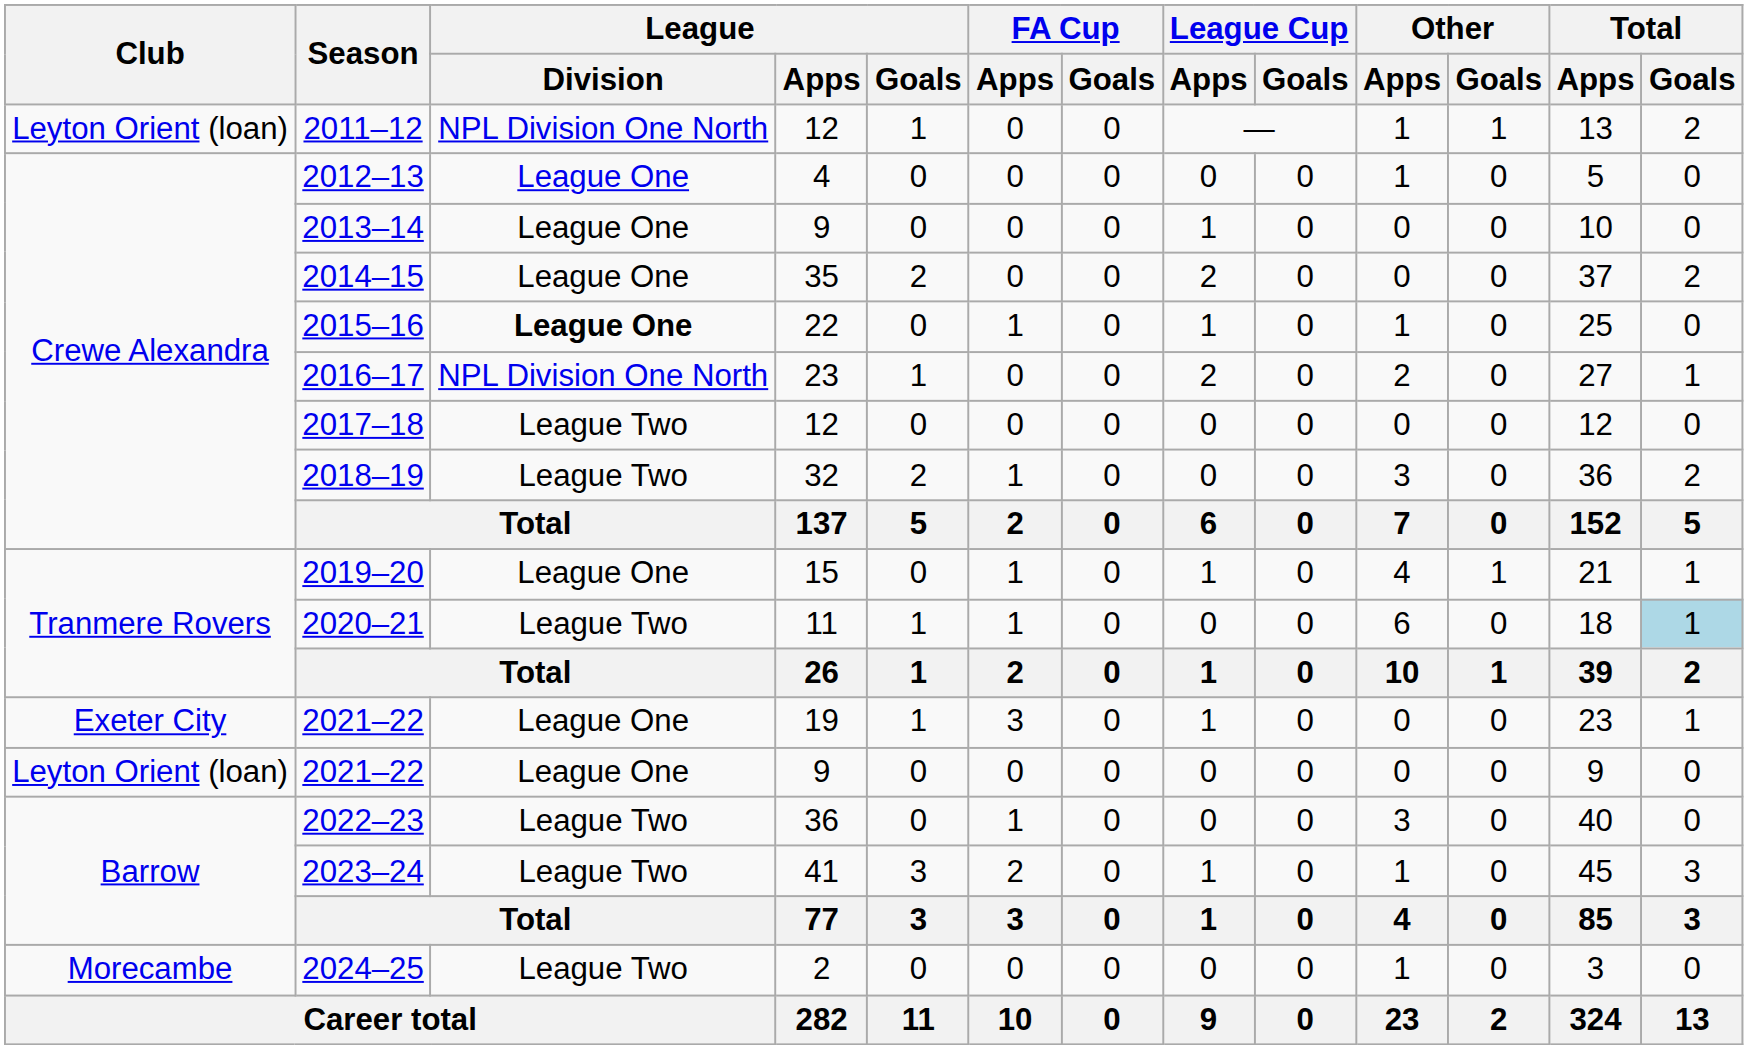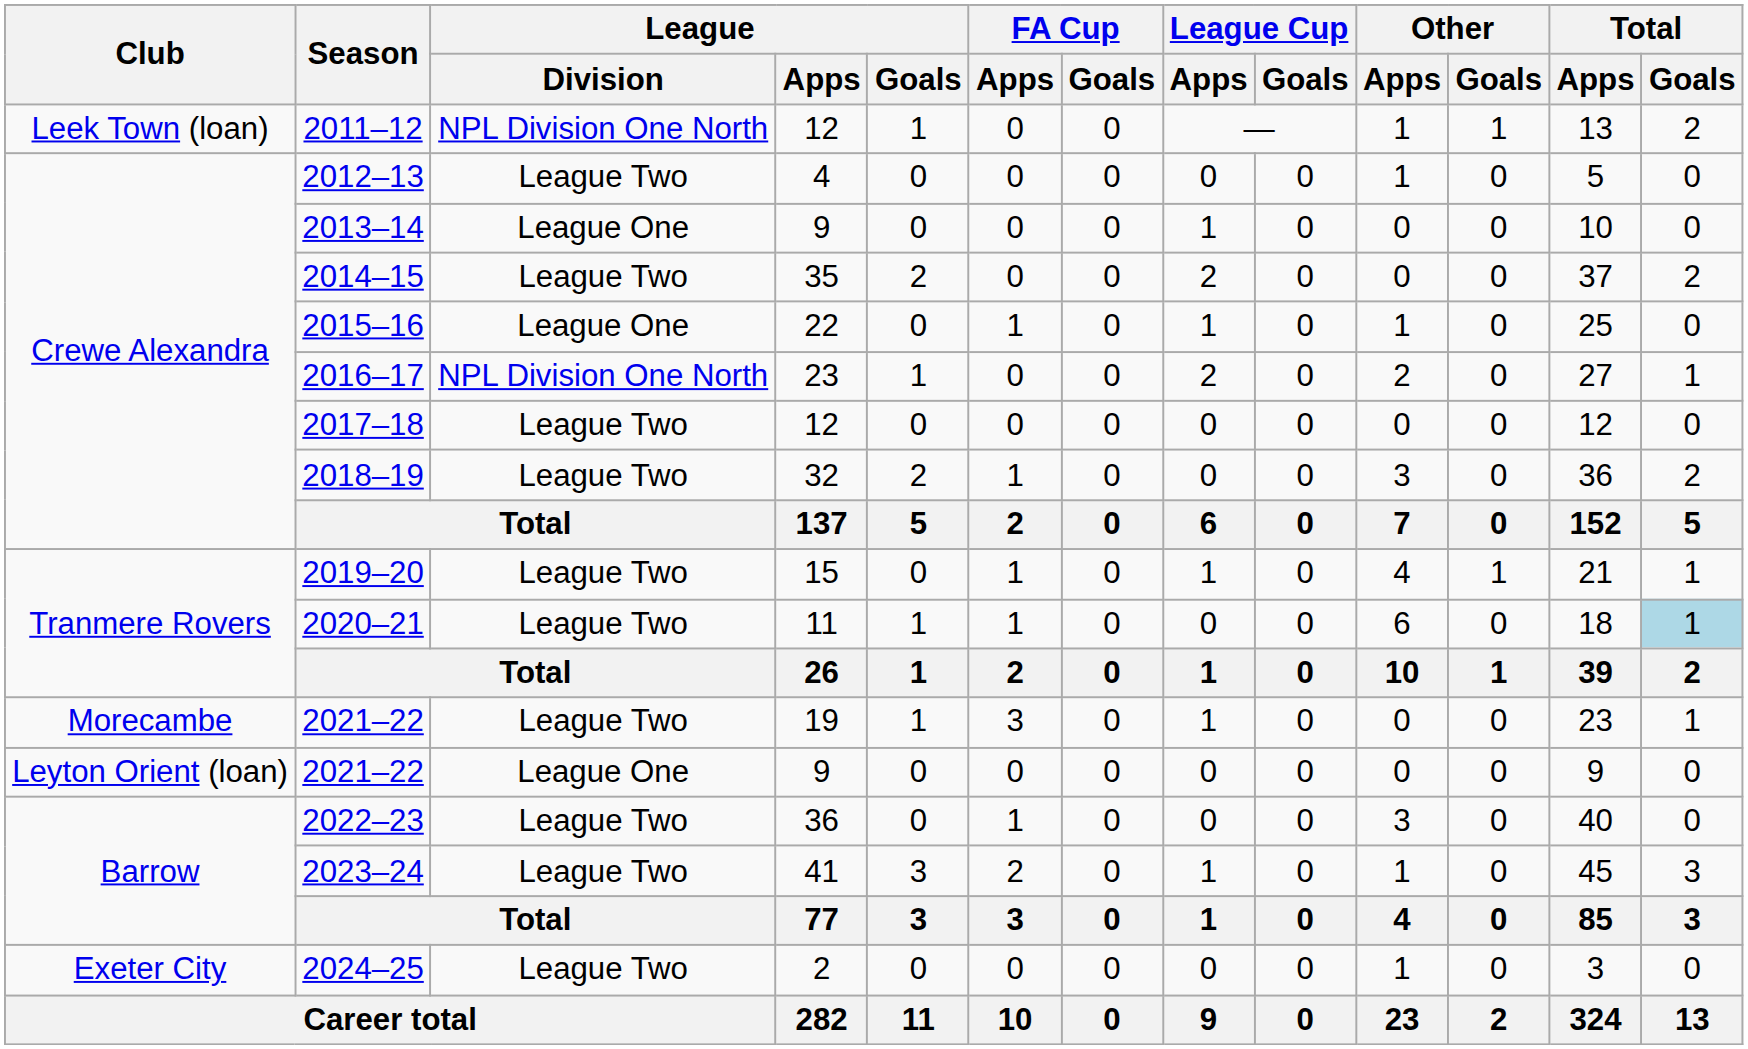(150, 128) Leyton Orient (loan) -> (150, 128) Leek Town (loan)
(603, 177) League One -> (603, 177) League Two
(603, 276) League One -> (603, 276) League Two
(603, 326) bold -> (603, 326) normal
(603, 573) League One -> (603, 573) League Two
(150, 721) Exeter City -> (150, 721) Morecambe
(603, 721) League One -> (603, 721) League Two
(150, 969) Morecambe -> (150, 969) Exeter City
